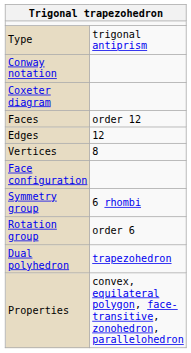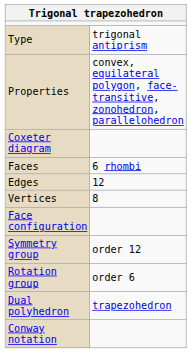rows swapped: (32, 68) <-> (39, 311)
(117, 119) order 12 -> (117, 166) 6 rhombi
(117, 202) 6 rhombi -> (117, 249) order 12
